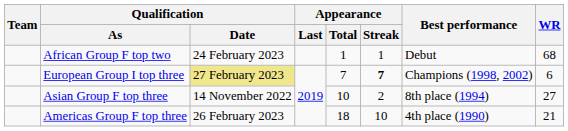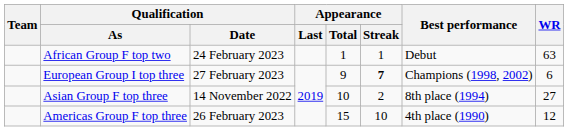(549, 55) 68 -> (549, 55) 63
(238, 75) khaki background -> (238, 75) no background
(343, 75) 7 -> (343, 75) 9
(343, 116) 18 -> (343, 116) 15
(549, 116) 21 -> (549, 116) 12
